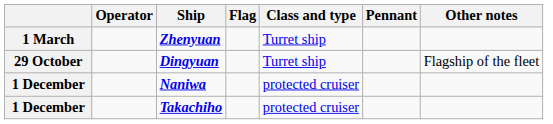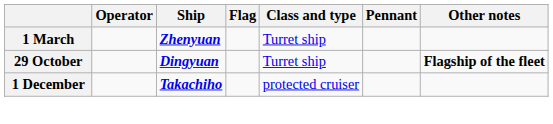(481, 61) normal -> (484, 61) bold
- row: (183, 84)
